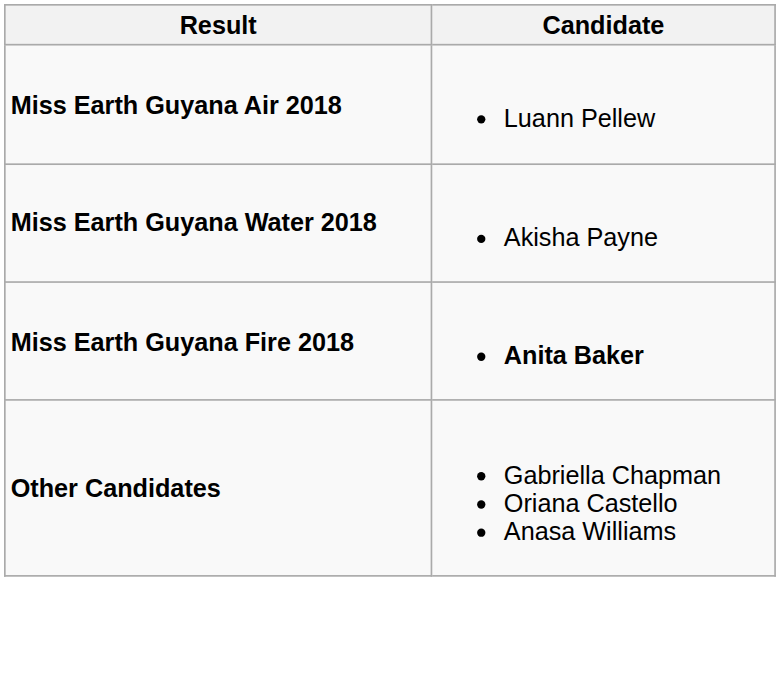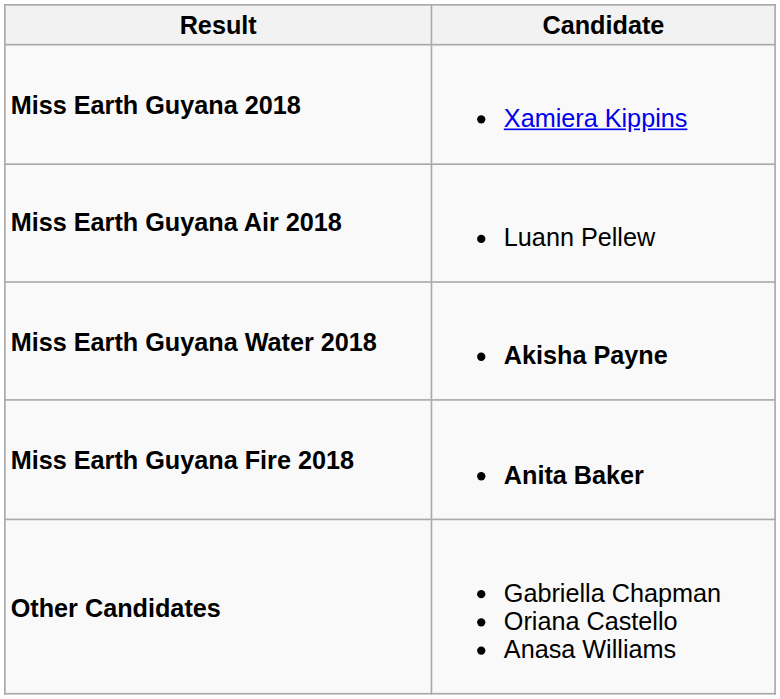+ row: (156, 104)
(603, 237) normal -> (603, 356) bold
